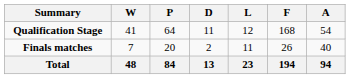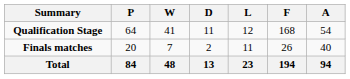columns swapped: (170, 13) <-> (131, 13)
